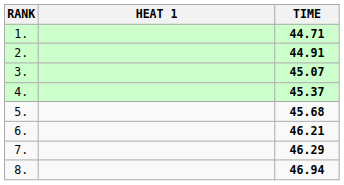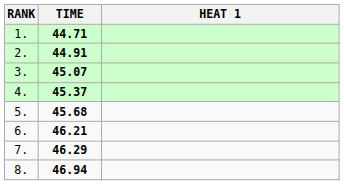columns swapped: (157, 14) <-> (307, 14)
